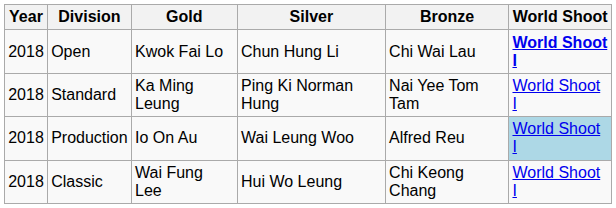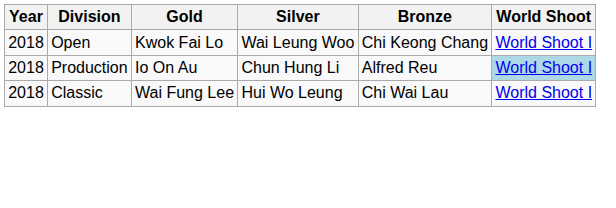(290, 51) Chun Hung Li -> (298, 42) Wai Leung Woo
(432, 51) Chi Wai Lau -> (425, 42) Chi Keong Chang
(560, 51) bold -> (544, 42) normal
- row: (84, 94)
(297, 138) Wai Leung Woo -> (290, 67) Chun Hung Li
(426, 181) Chi Keong Chang -> (405, 93) Chi Wai Lau
